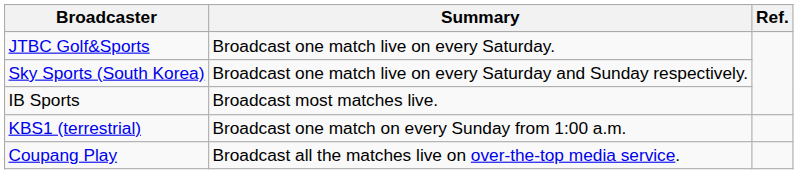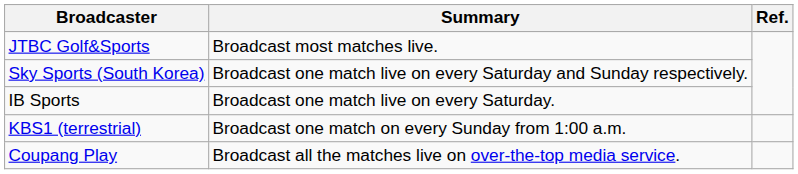(384, 45) Broadcast one match live on every Saturday. -> (325, 45) Broadcast most matches live.
(325, 100) Broadcast most matches live. -> (384, 100) Broadcast one match live on every Saturday.
